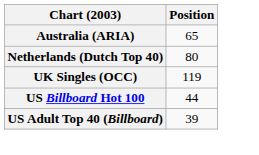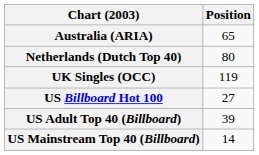(192, 98) 44 -> (228, 98) 27
+ row: (104, 139)
